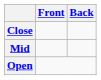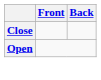- row: (20, 48)
